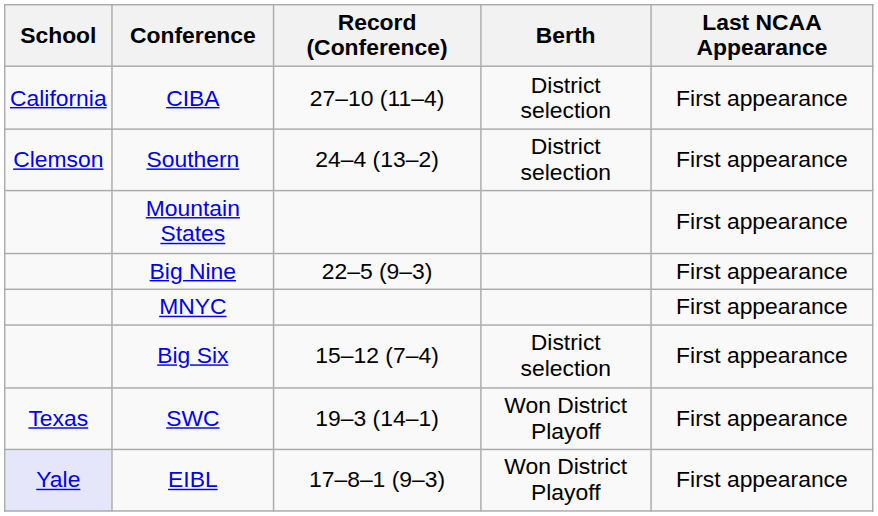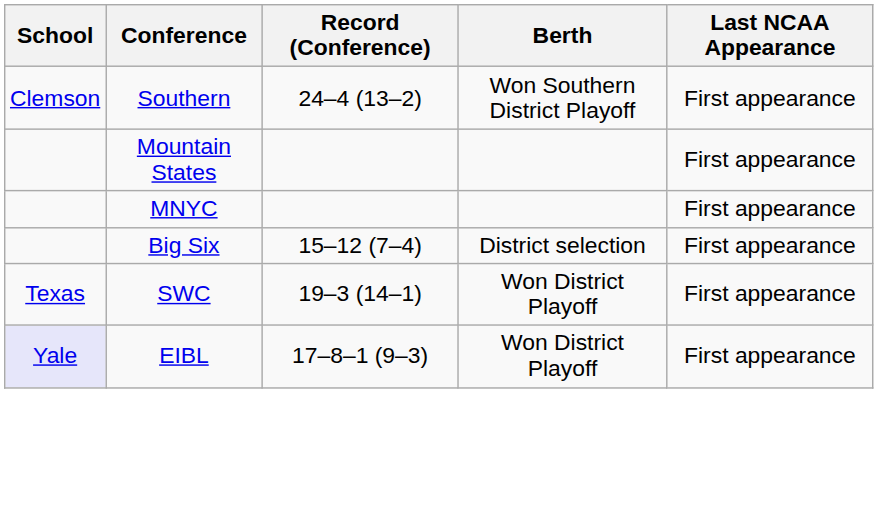- row: (193, 97)
(566, 159) District selection -> (562, 97) Won Southern District Playoff
- row: (193, 270)
